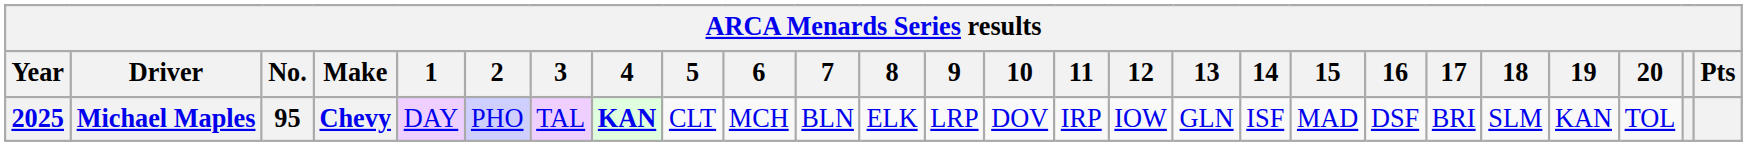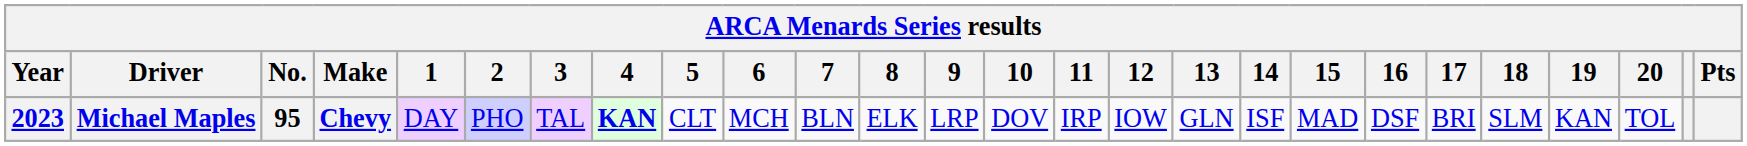(38, 118) 2025 -> (38, 118) 2023
